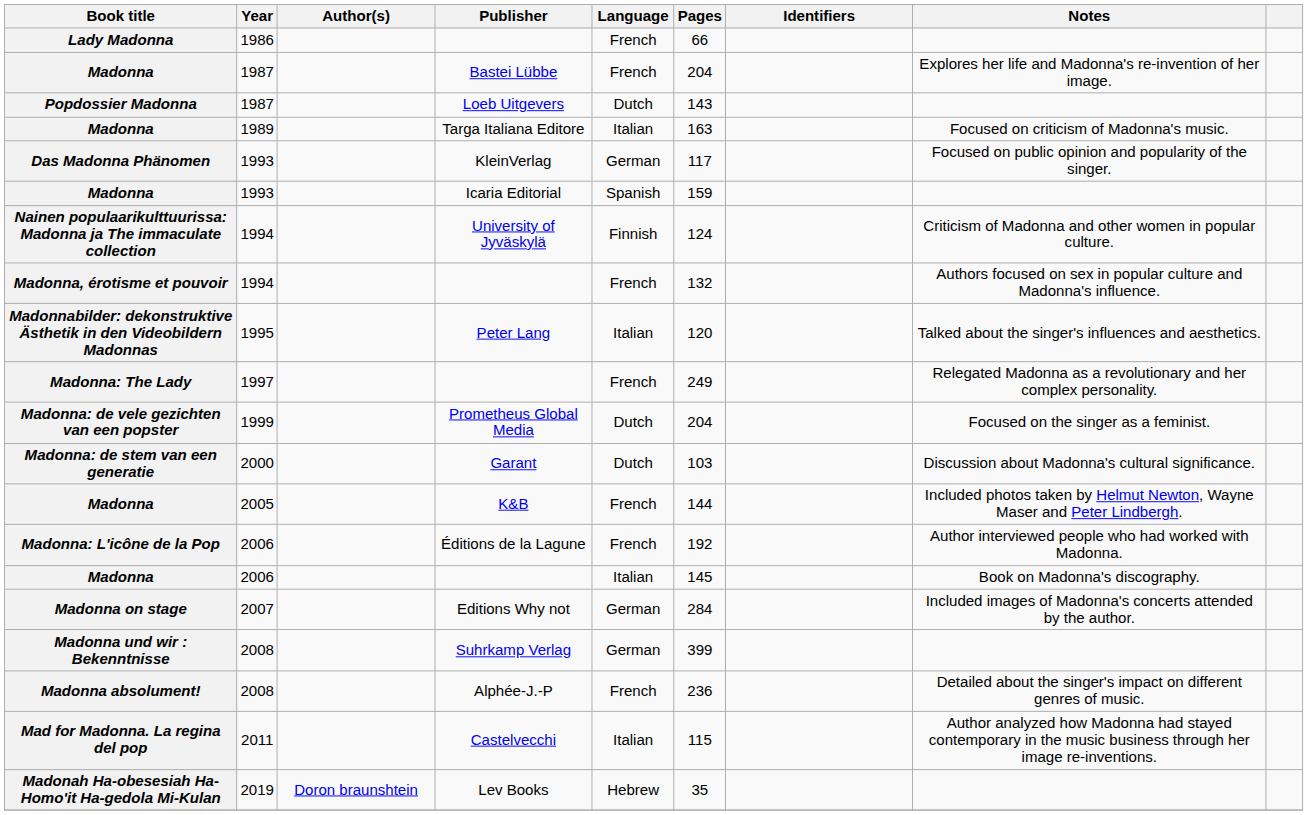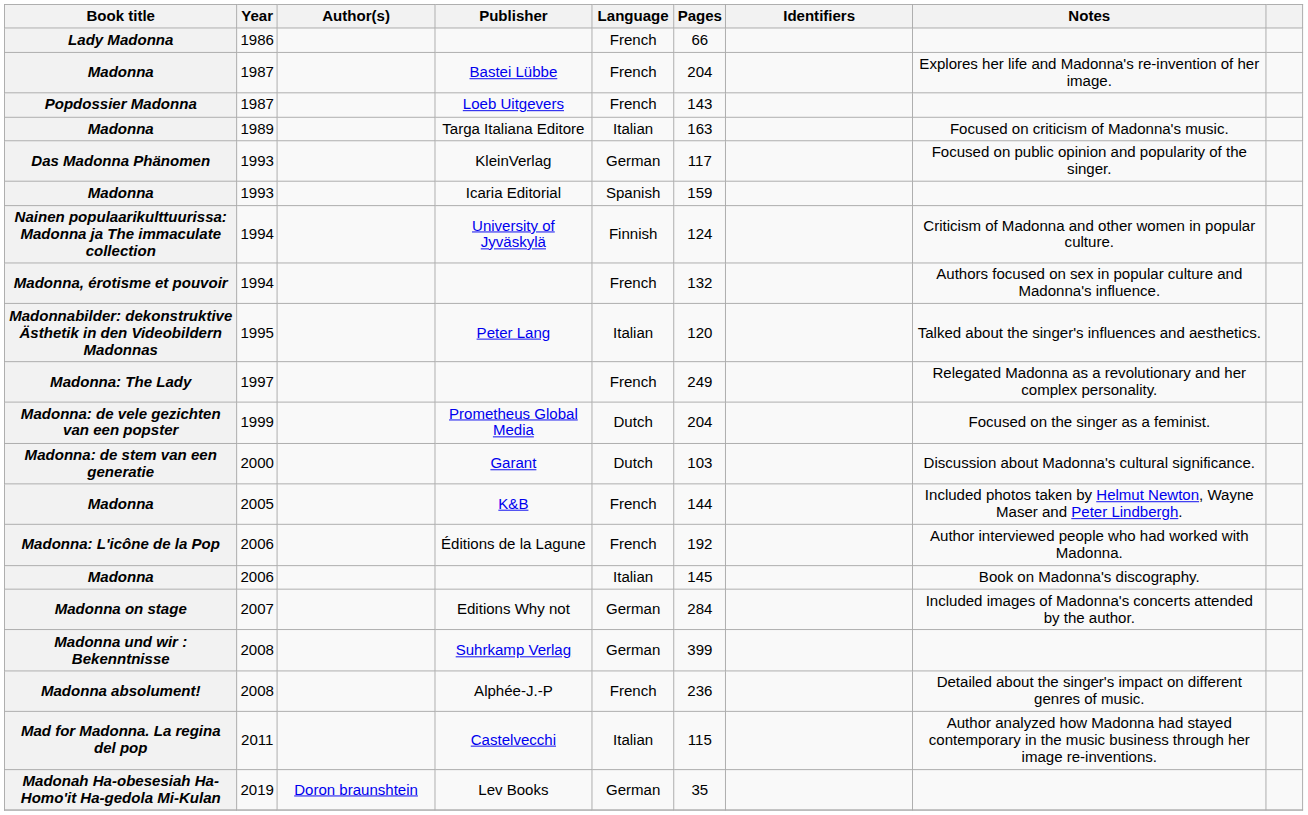(633, 104) Dutch -> (633, 104) French
(633, 789) Hebrew -> (633, 789) German
